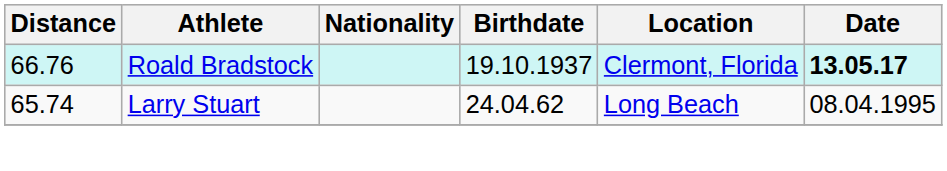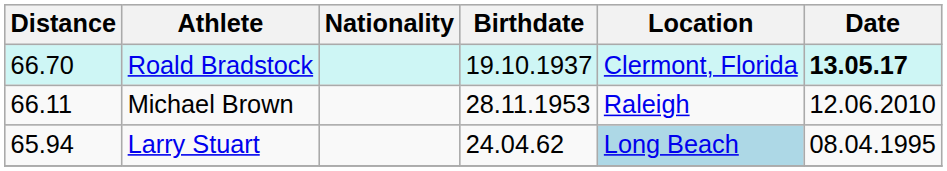(42, 64) 66.76 -> (42, 64) 66.70
+ row: (211, 104)
(42, 104) 65.74 -> (42, 144) 65.94
(671, 104) no background -> (671, 144) lightblue background
